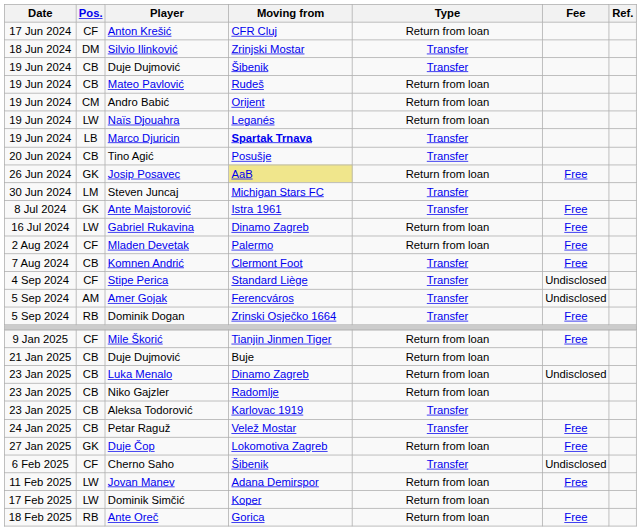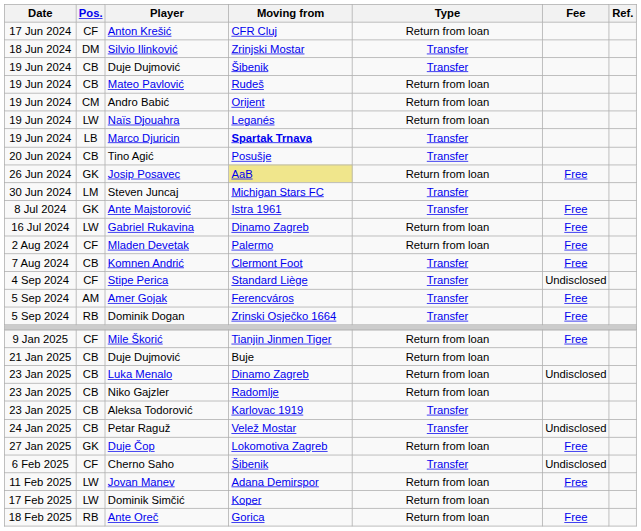(576, 298) Undisclosed -> (576, 298) Free
(576, 428) Free -> (576, 428) Undisclosed
